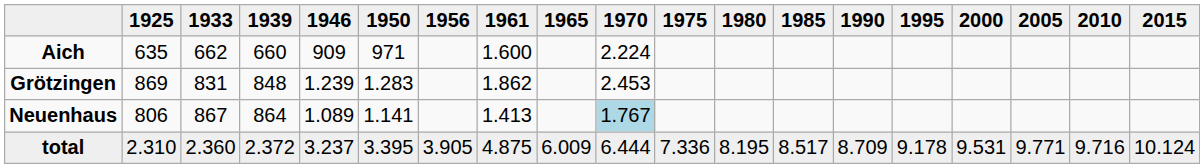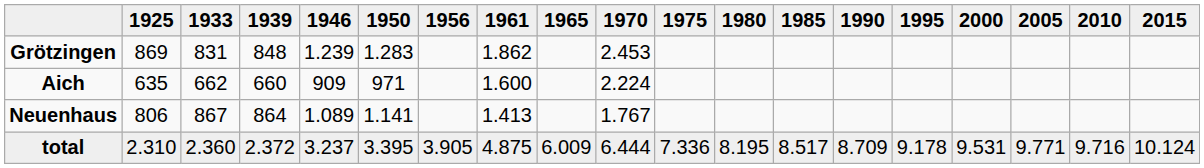rows swapped: (63, 83) <-> (63, 52)
(626, 115) lightblue background -> (626, 115) no background
